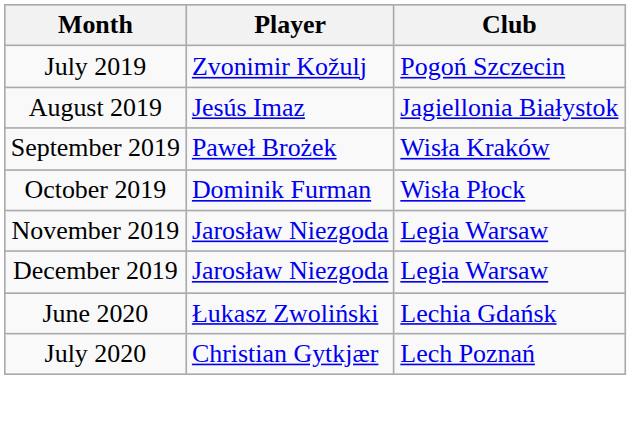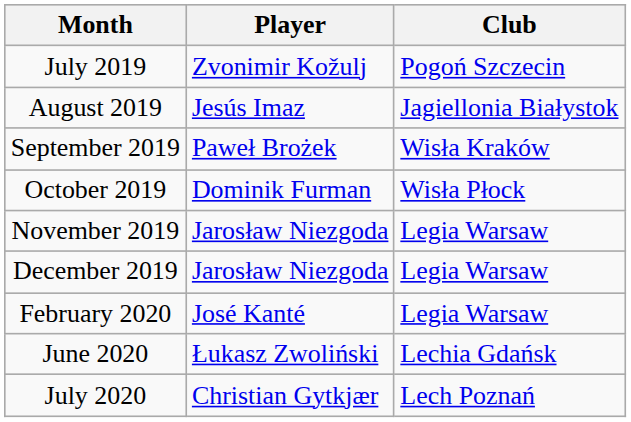+ row: (95, 312)
